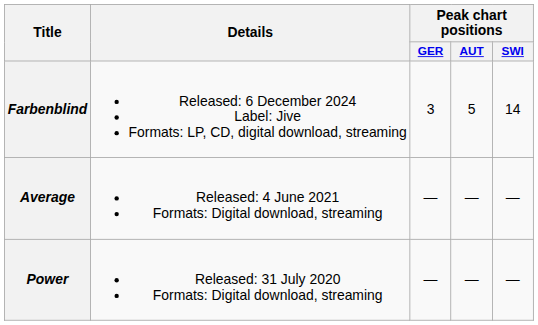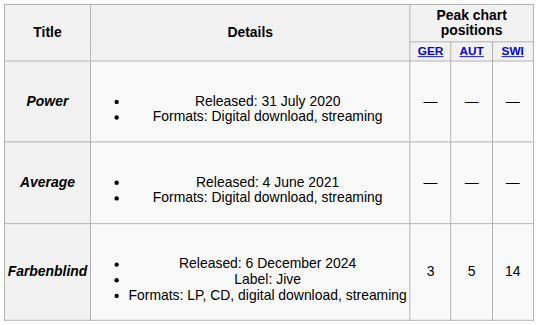rows swapped: (47, 279) <-> (47, 109)
